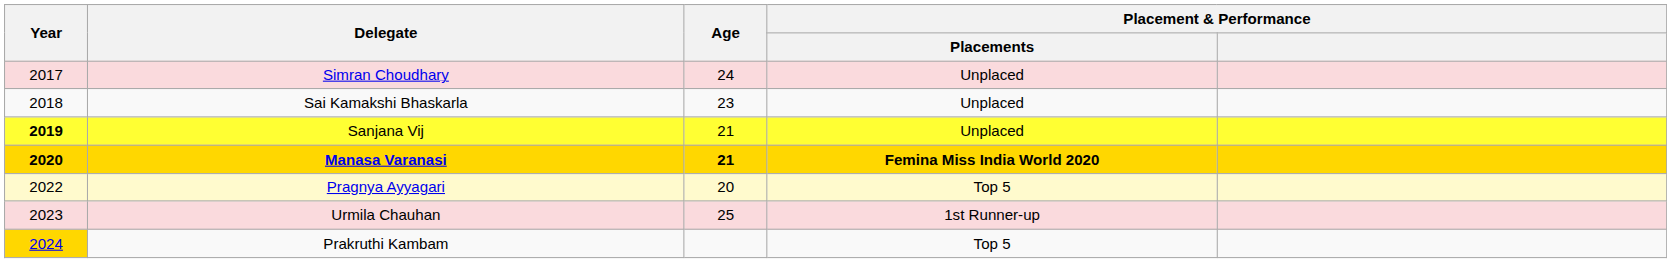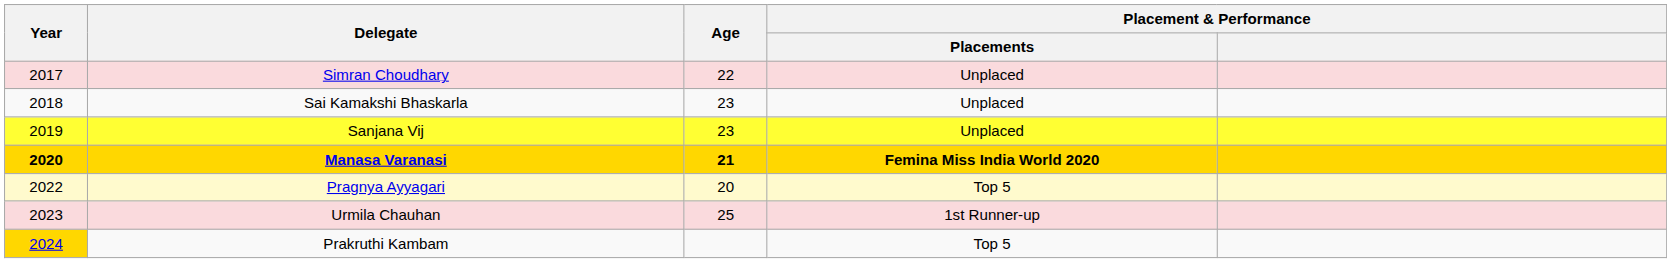(726, 75) 24 -> (726, 75) 22
(46, 131) bold -> (46, 131) normal
(726, 131) 21 -> (726, 131) 23
